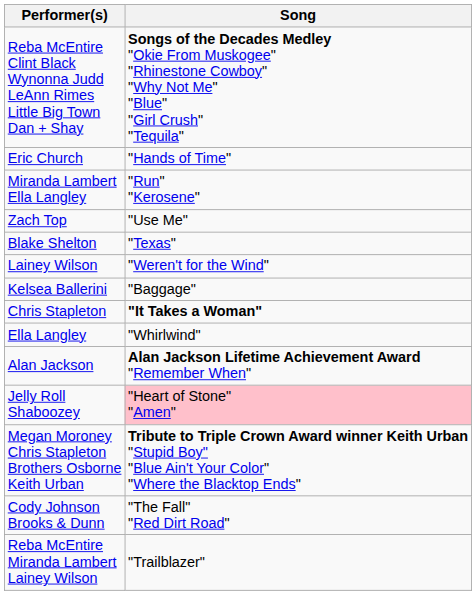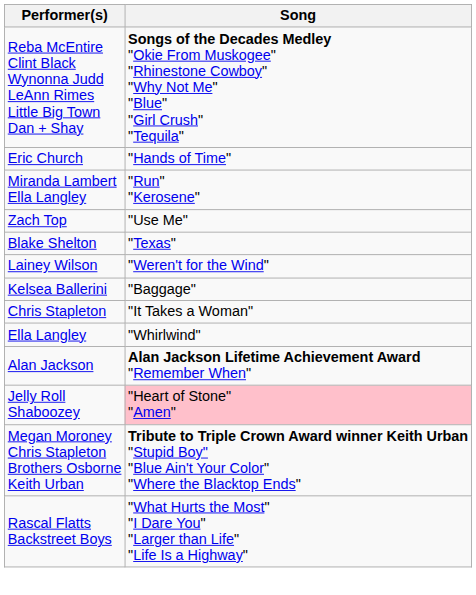(195, 312) bold -> (191, 312) normal
- row: (56, 515)
- row: (62, 562)
+ row: (60, 531)
